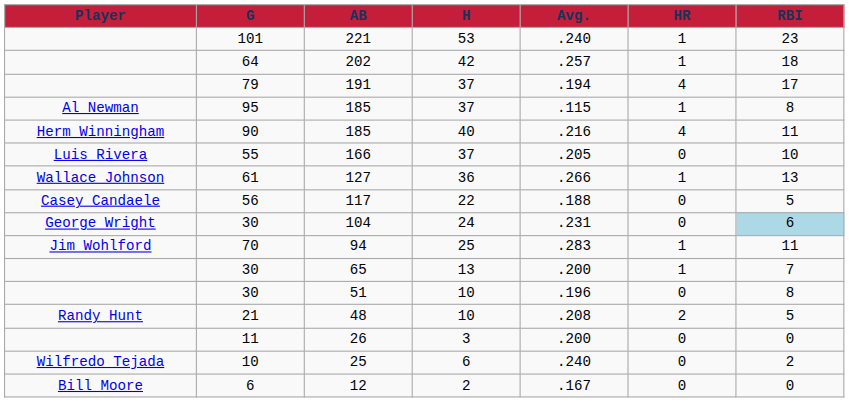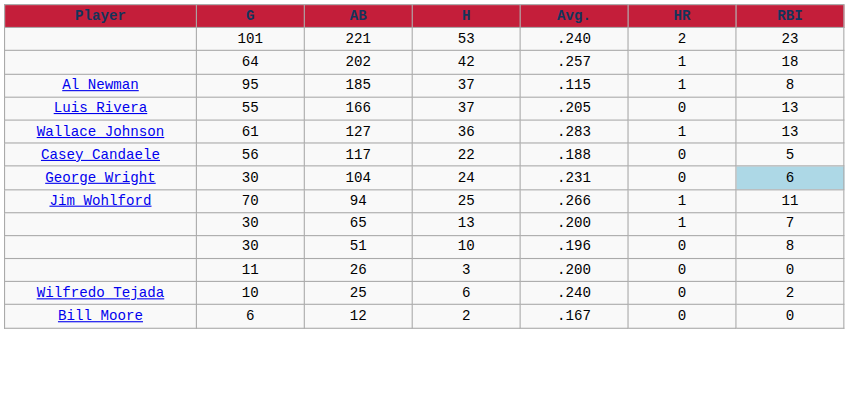(682, 39) 1 -> (682, 39) 2
- row: (250, 85)
- row: (250, 132)
(790, 155) 10 -> (790, 108) 13
(574, 178) .266 -> (574, 132) .283
(574, 247) .283 -> (574, 201) .266
- row: (250, 316)
